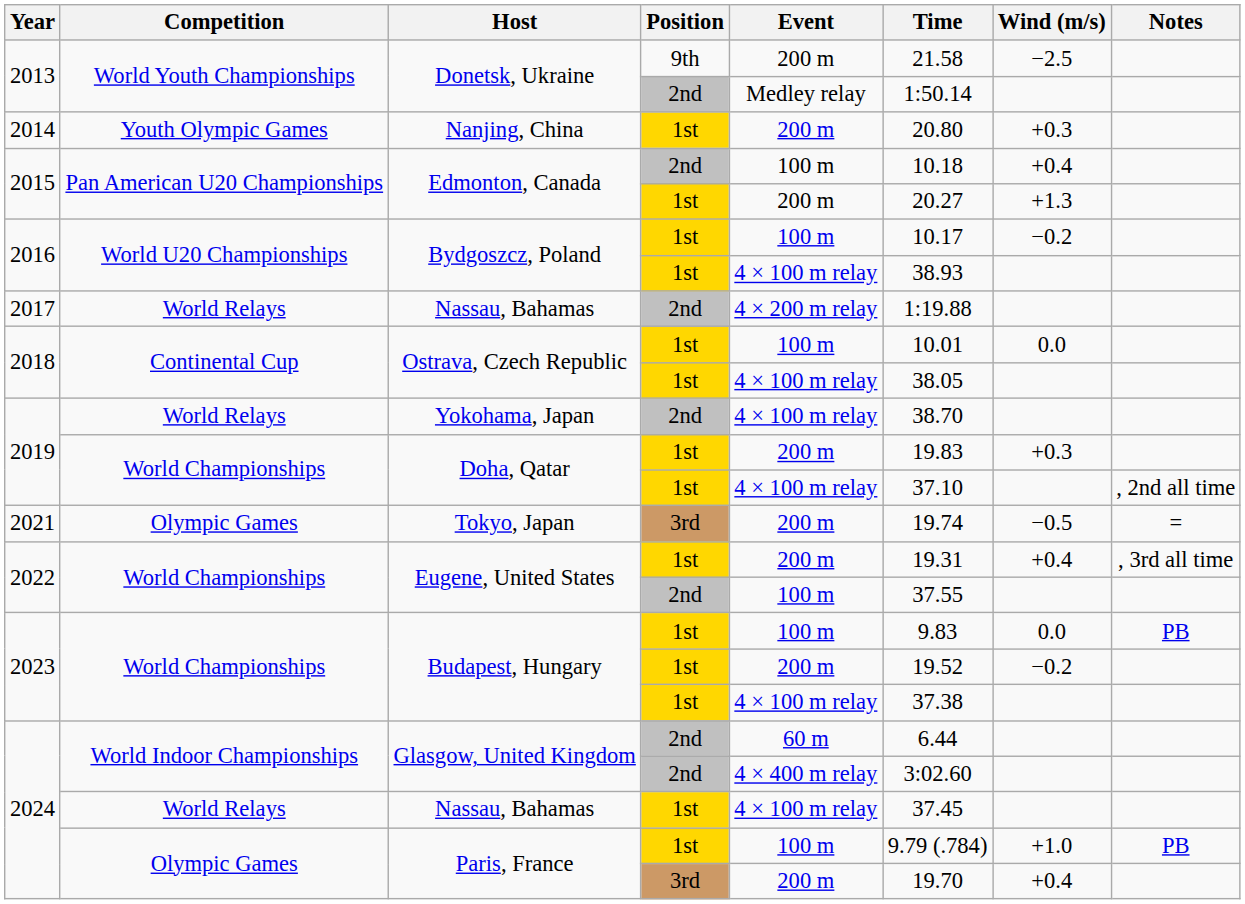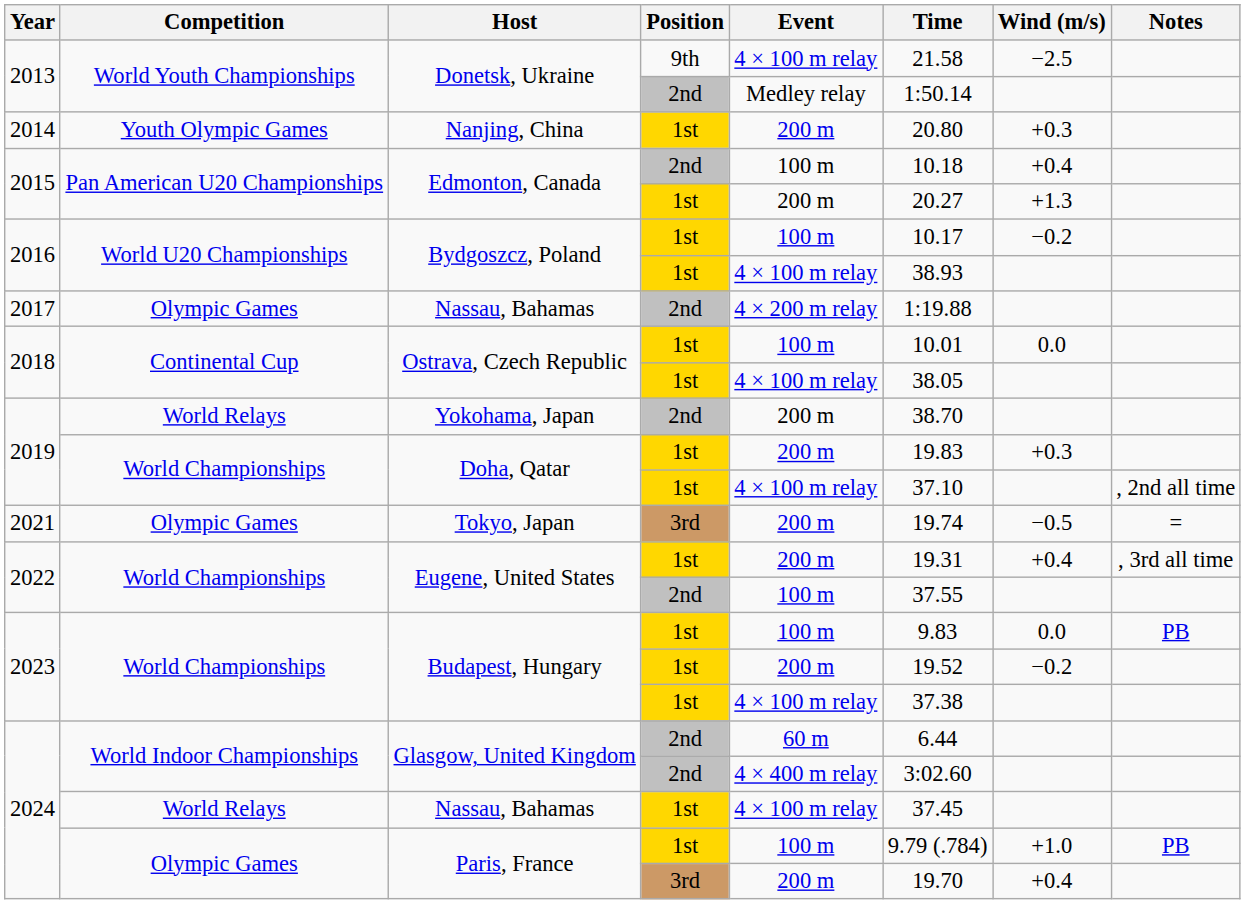(806, 58) 200 m -> (806, 58) 4 × 100 m relay
(224, 308) World Relays -> (224, 308) Olympic Games
(806, 415) 4 × 100 m relay -> (806, 415) 200 m
